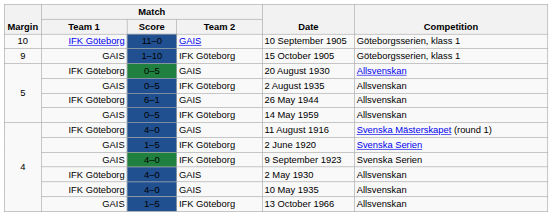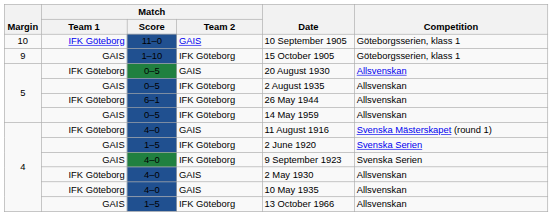(190, 101) GAIS -> (207, 101) IFK Göteborg
